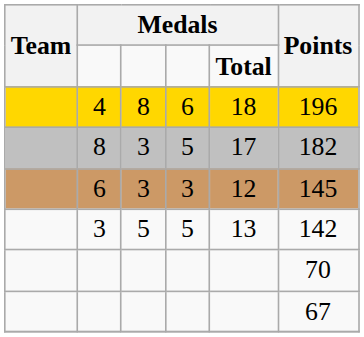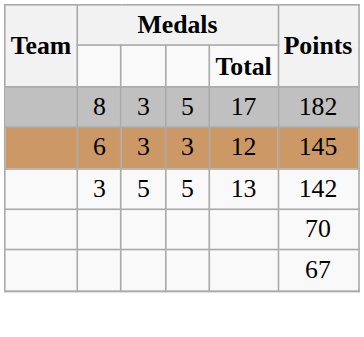- row: (41, 107)
